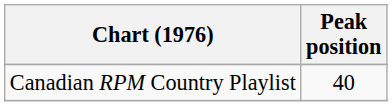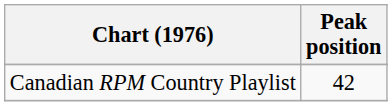(344, 82) 40 -> (344, 82) 42
